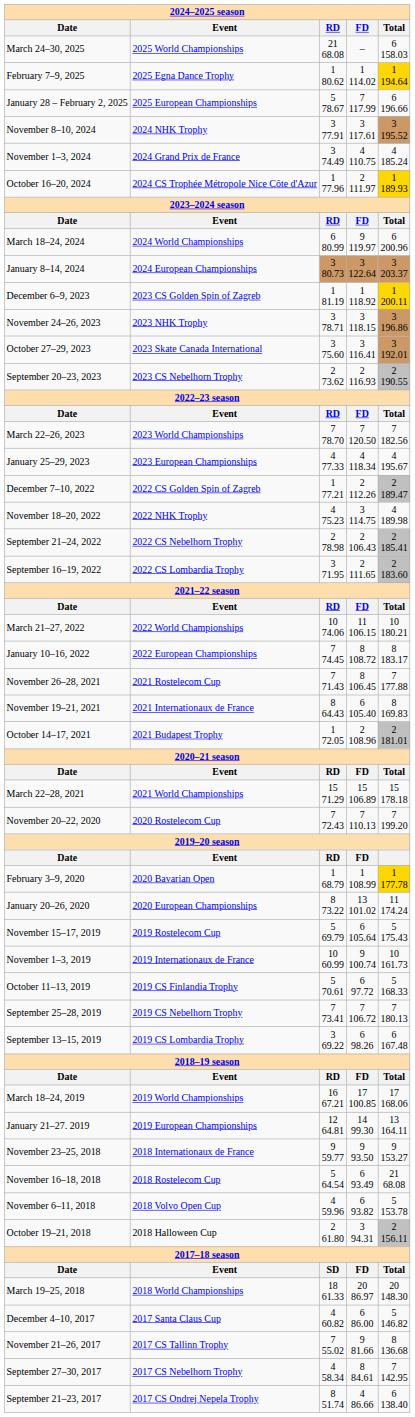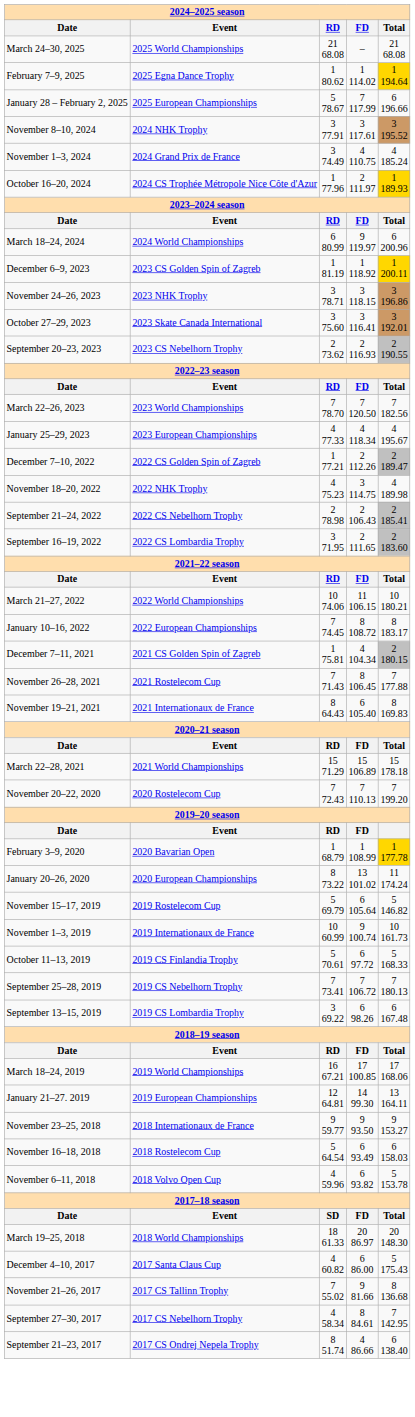(394, 49) 6 158.03 -> (394, 49) 21 68.08
- row: (46, 269)
+ row: (50, 654)
- row: (49, 735)
(394, 932) 5 175.43 -> (394, 905) 5 146.82
(394, 1179) 21 68.08 -> (394, 1152) 6 158.03
- row: (49, 1233)
(394, 1318) 5 146.82 -> (394, 1264) 5 175.43
